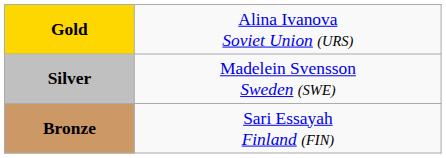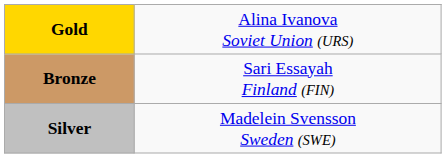rows swapped: (69, 78) <-> (69, 127)
